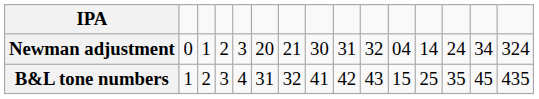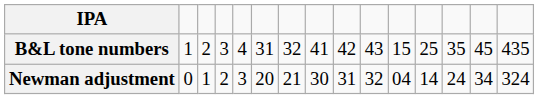rows swapped: (92, 78) <-> (92, 49)
